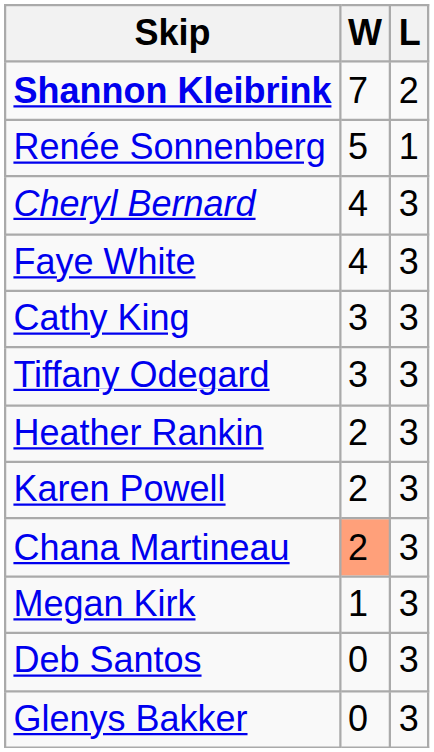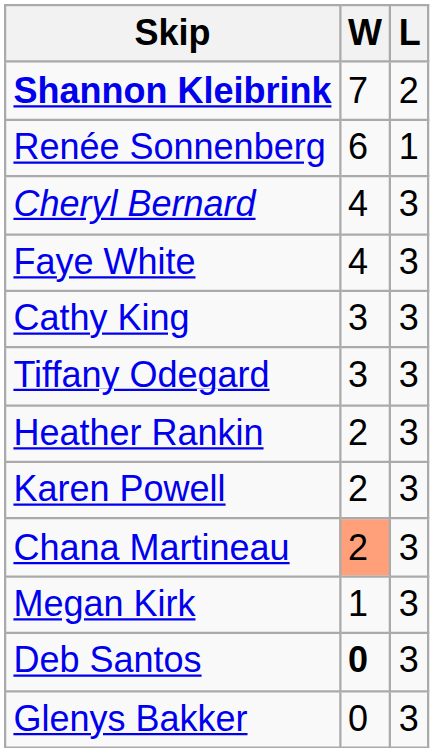(358, 147) 5 -> (358, 147) 6
(358, 661) normal -> (358, 661) bold
